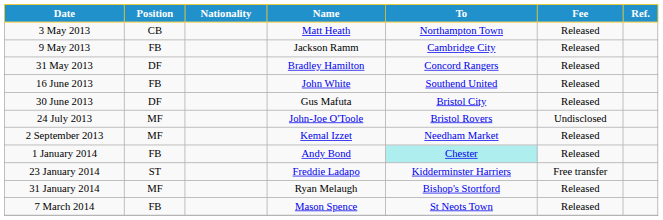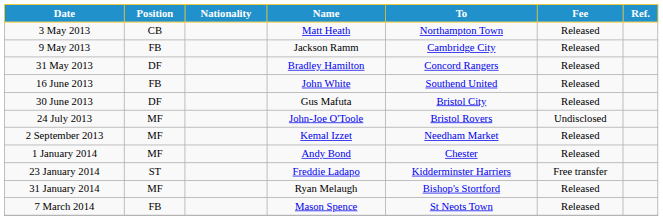(155, 154) FB -> (155, 154) MF
(461, 154) paleturquoise background -> (461, 154) no background
